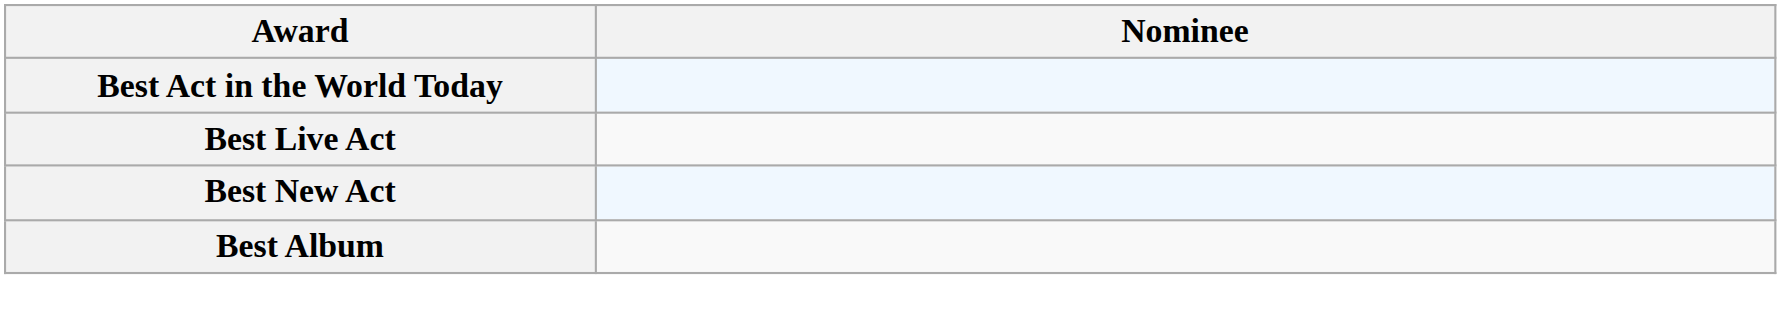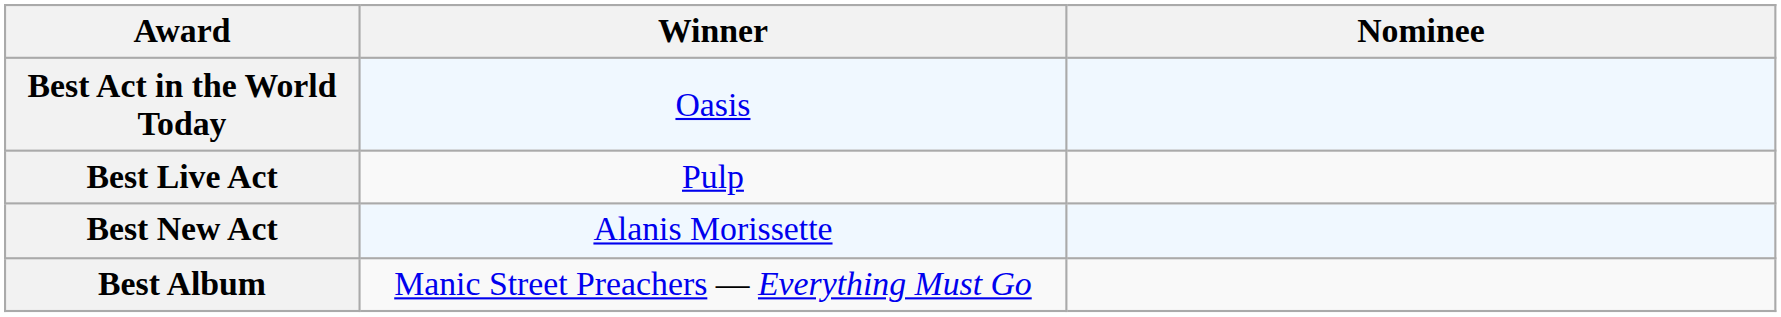+ column: (713, 31)
